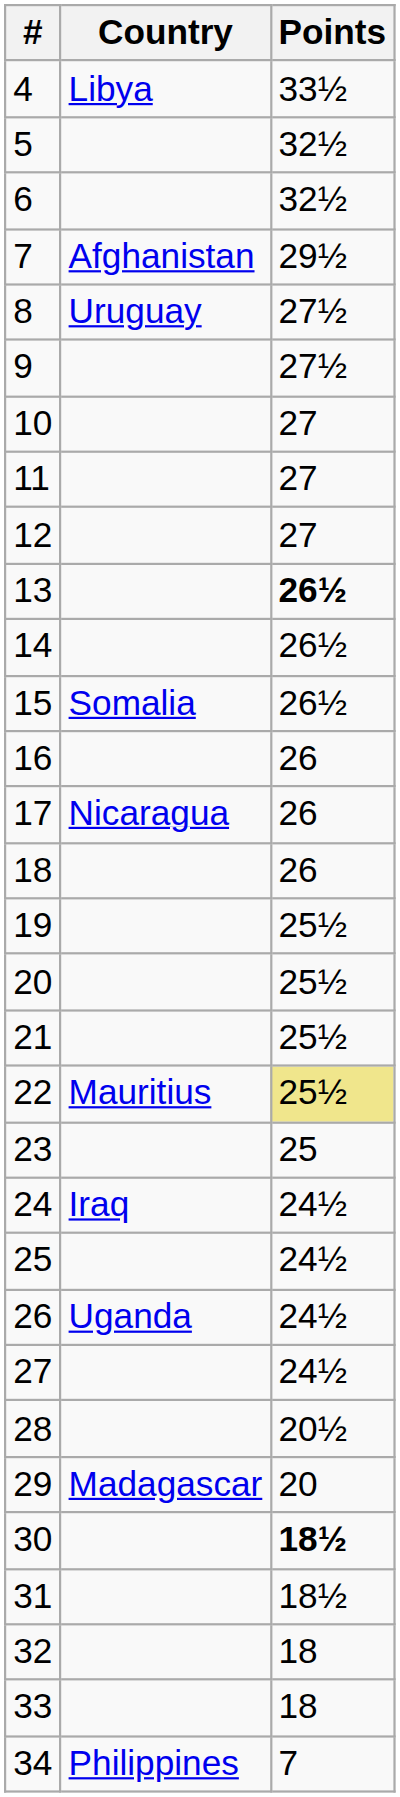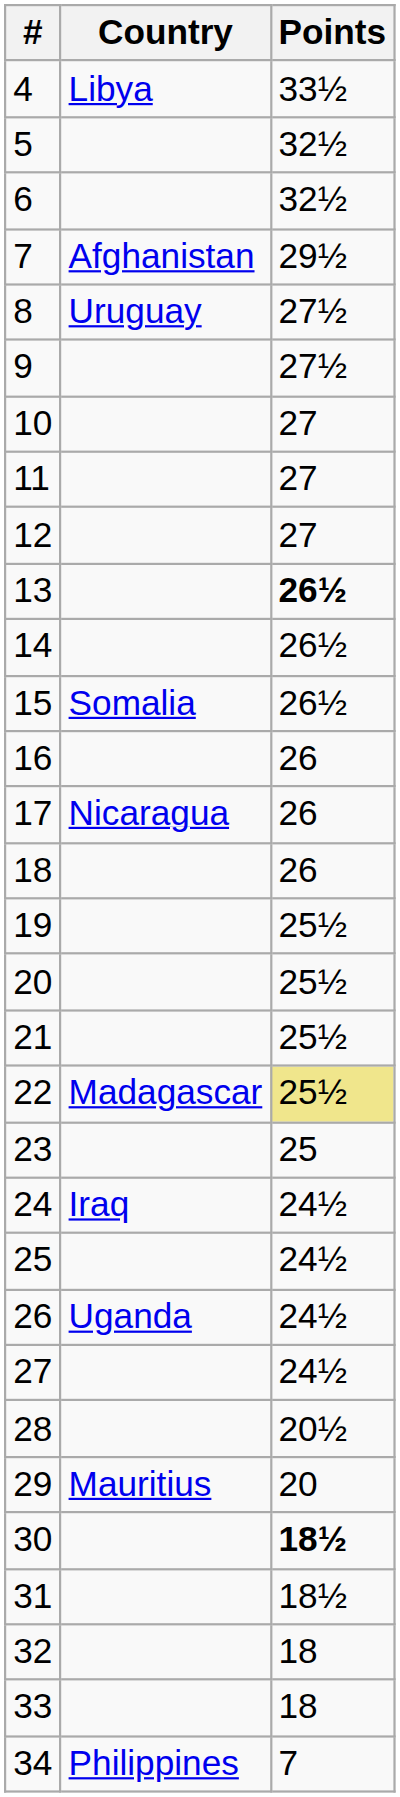(140, 1093) Mauritius -> (165, 1093) Madagascar
(165, 1483) Madagascar -> (140, 1483) Mauritius
